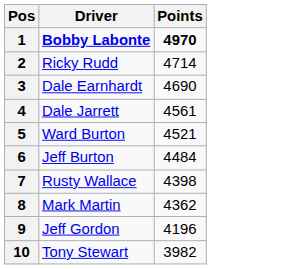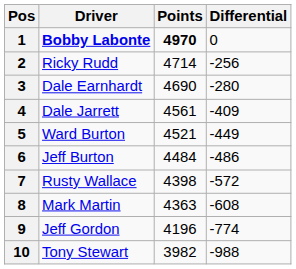+ column: (248, 16)
(180, 205) 4362 -> (180, 205) 4363
